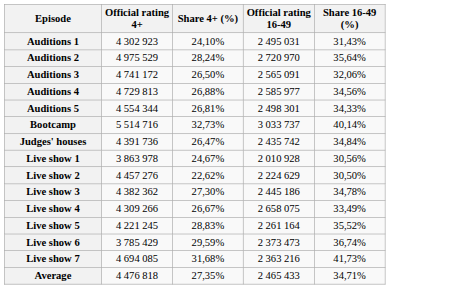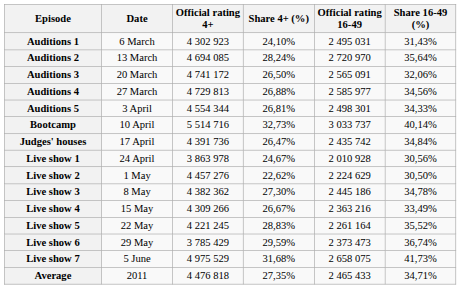+ column: (137, 18)
(137, 58) 4 975 529 -> (208, 58) 4 694 085
(279, 208) 2 658 075 -> (350, 208) 2 363 216
(137, 259) 4 694 085 -> (208, 259) 4 975 529
(279, 259) 2 363 216 -> (350, 259) 2 658 075
